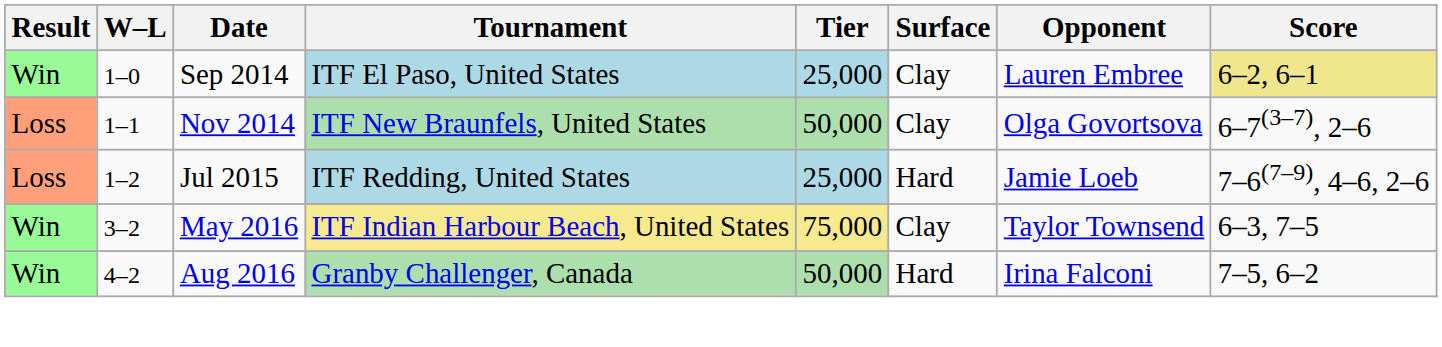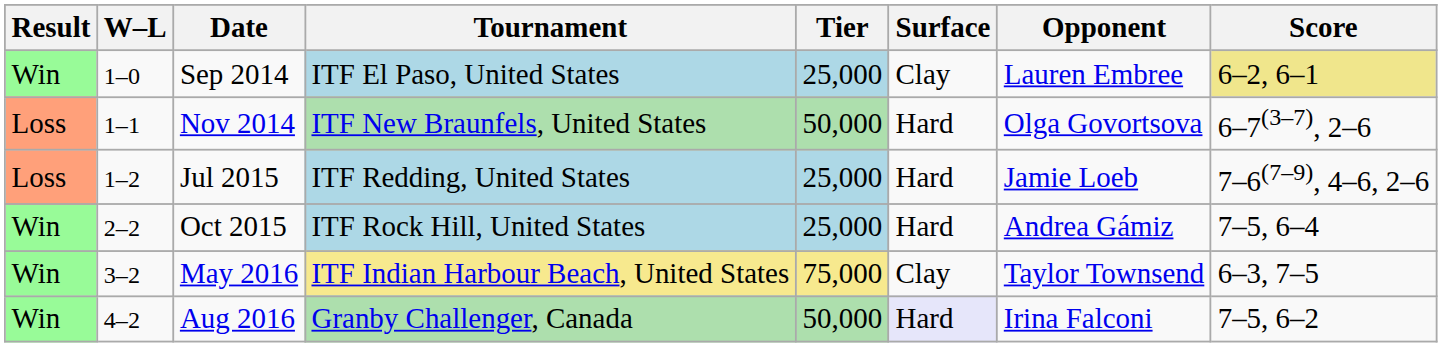(923, 123) Clay -> (924, 123) Hard
+ row: (233, 226)
(924, 272) no background -> (924, 318) lavender background
